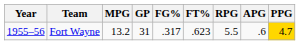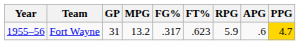columns swapped: (142, 13) <-> (117, 13)
(231, 31) 5.5 -> (231, 31) 5.9
